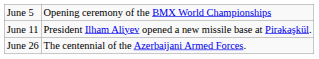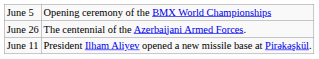rows swapped: (23, 29) <-> (23, 45)
